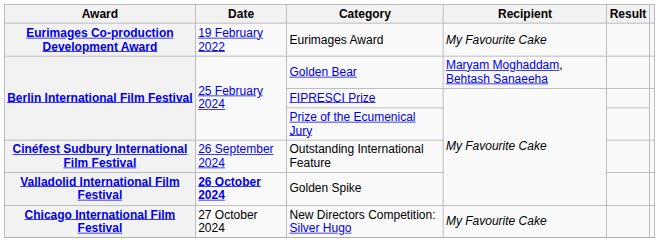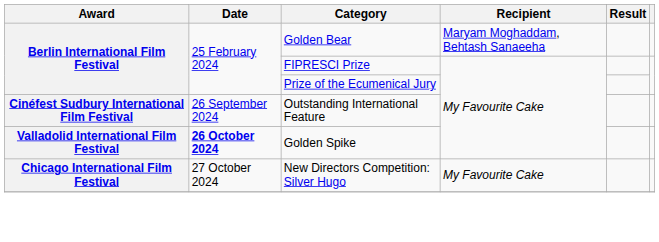- row: (336, 39)
